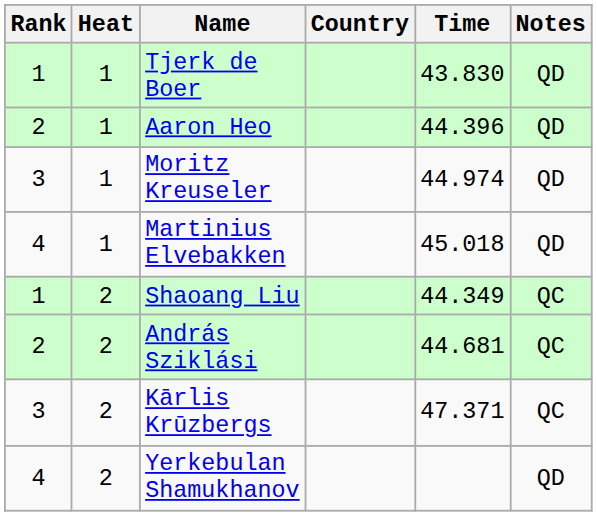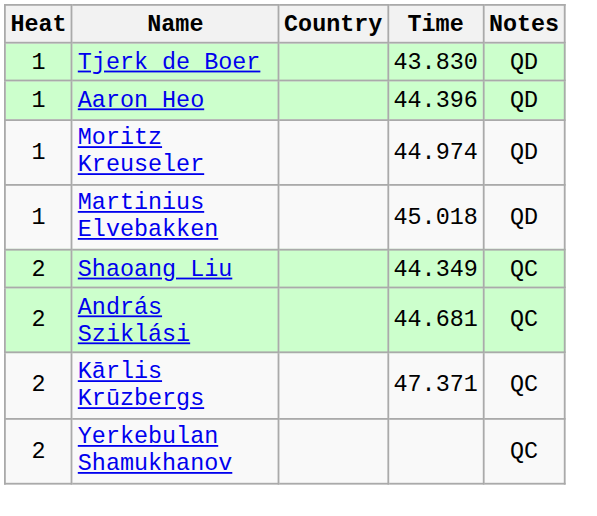- column: (39, 24)
(551, 478) QD -> (524, 451) QC
